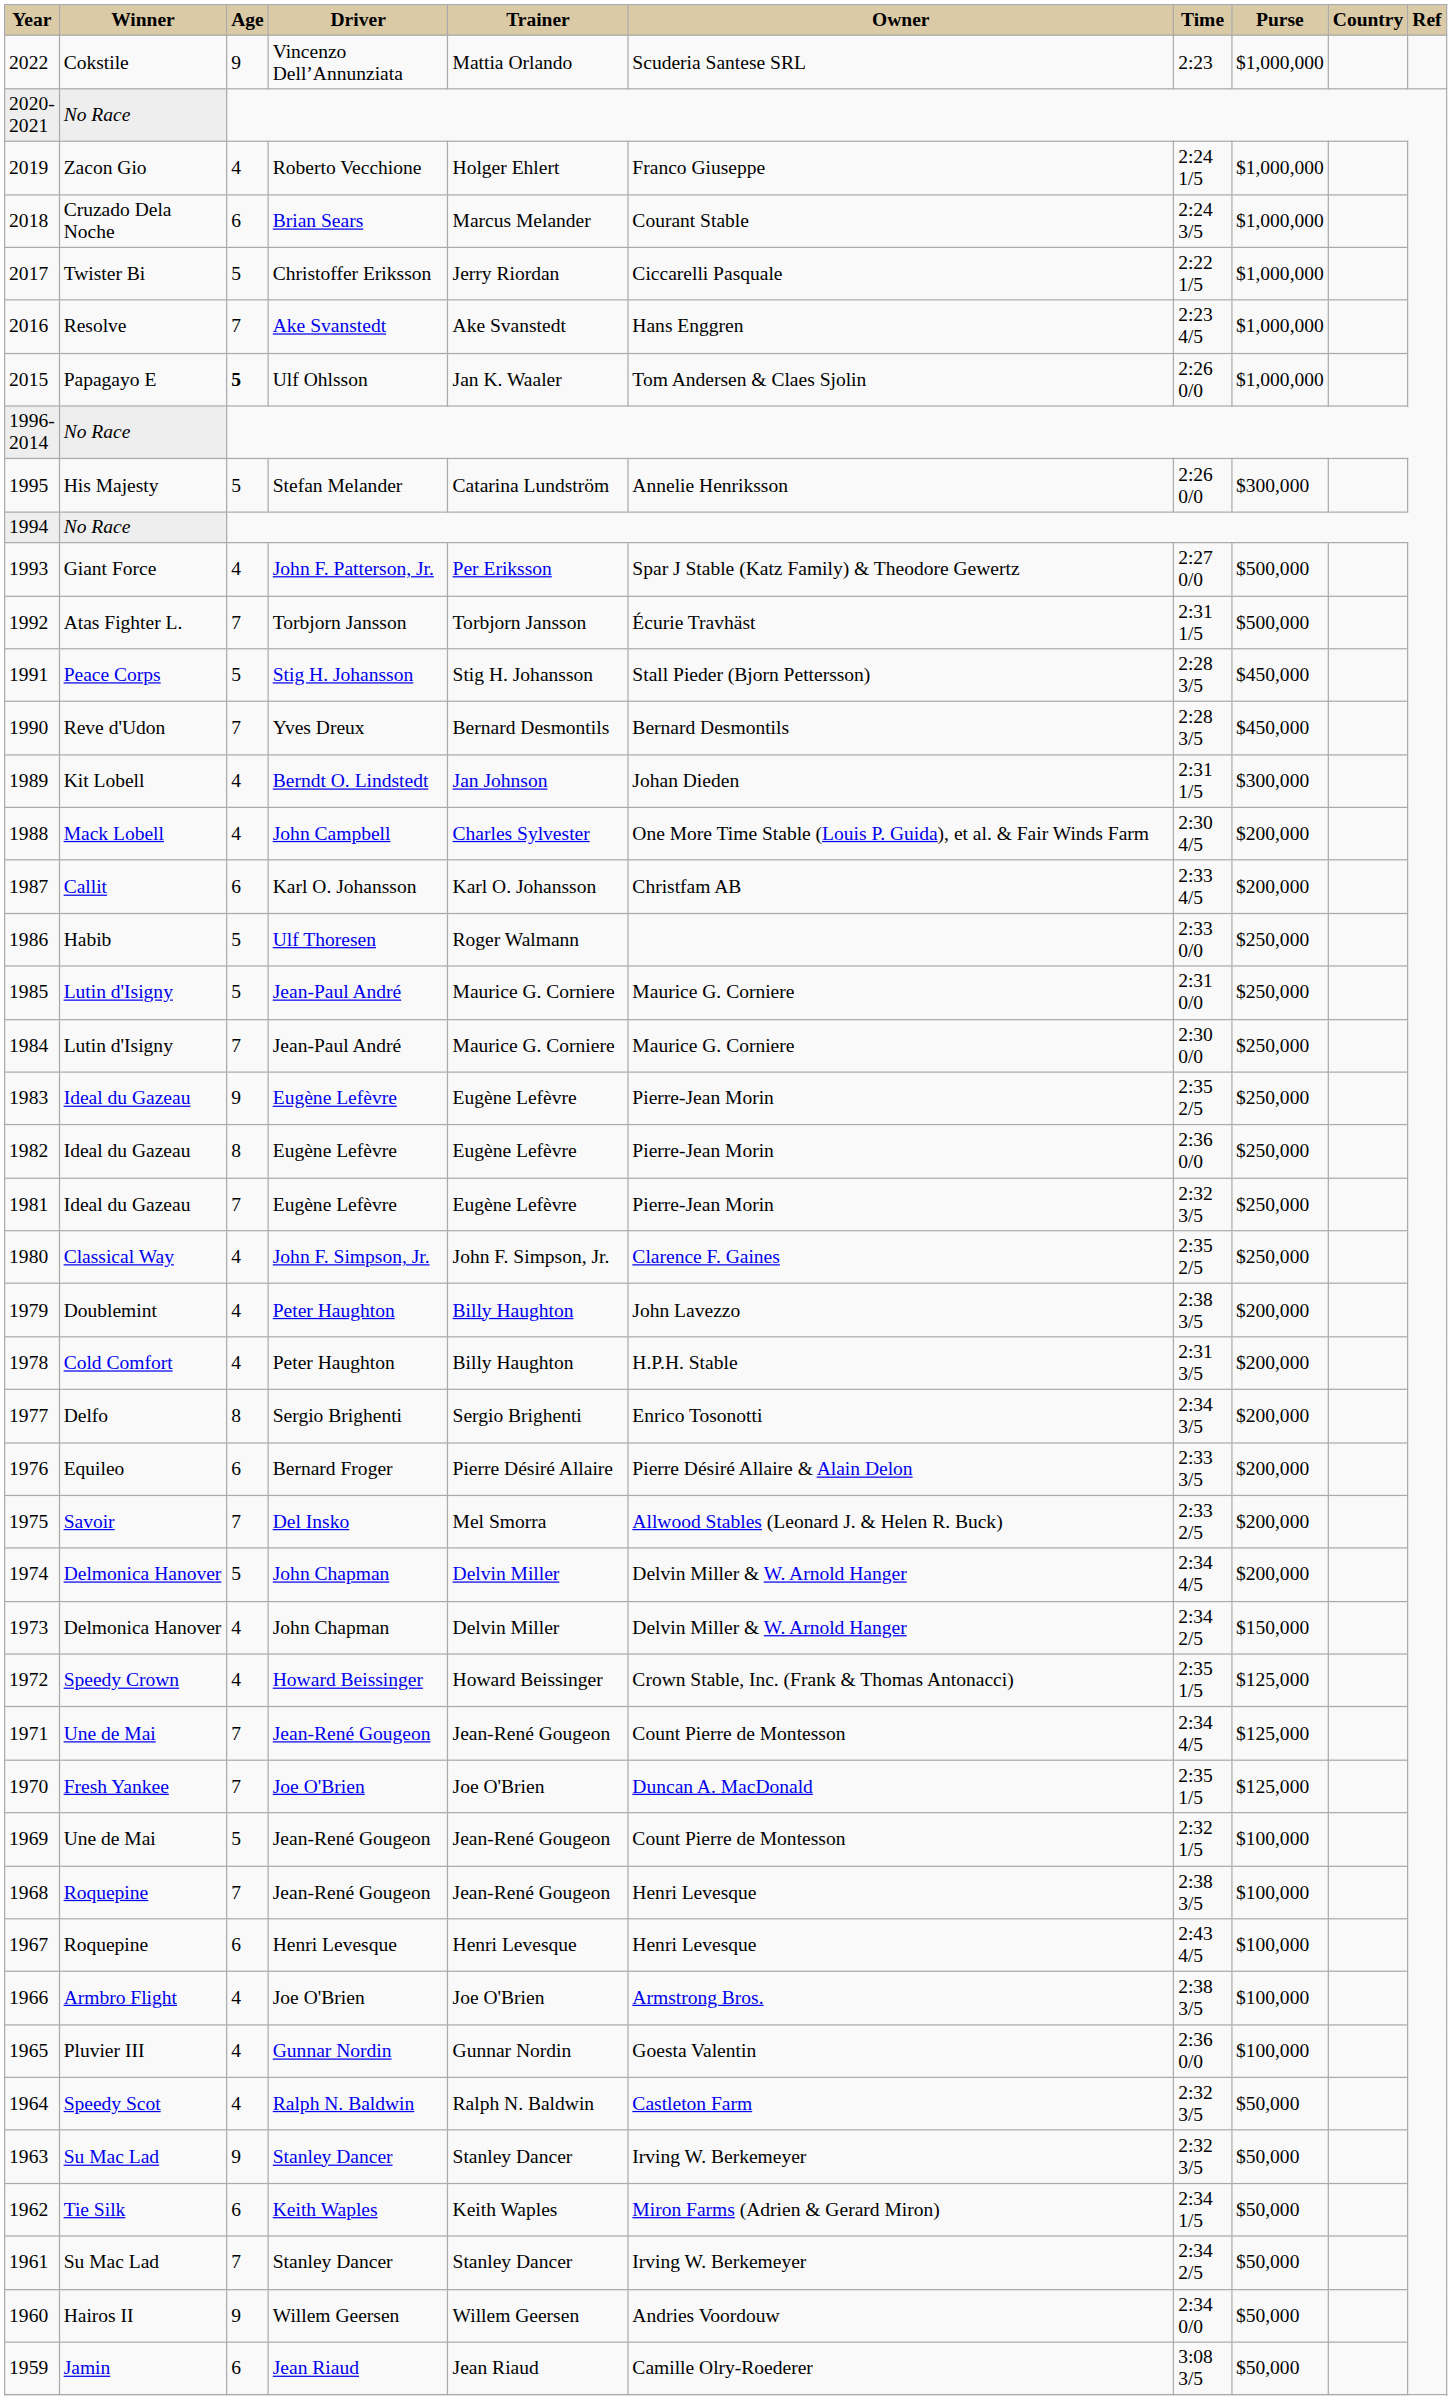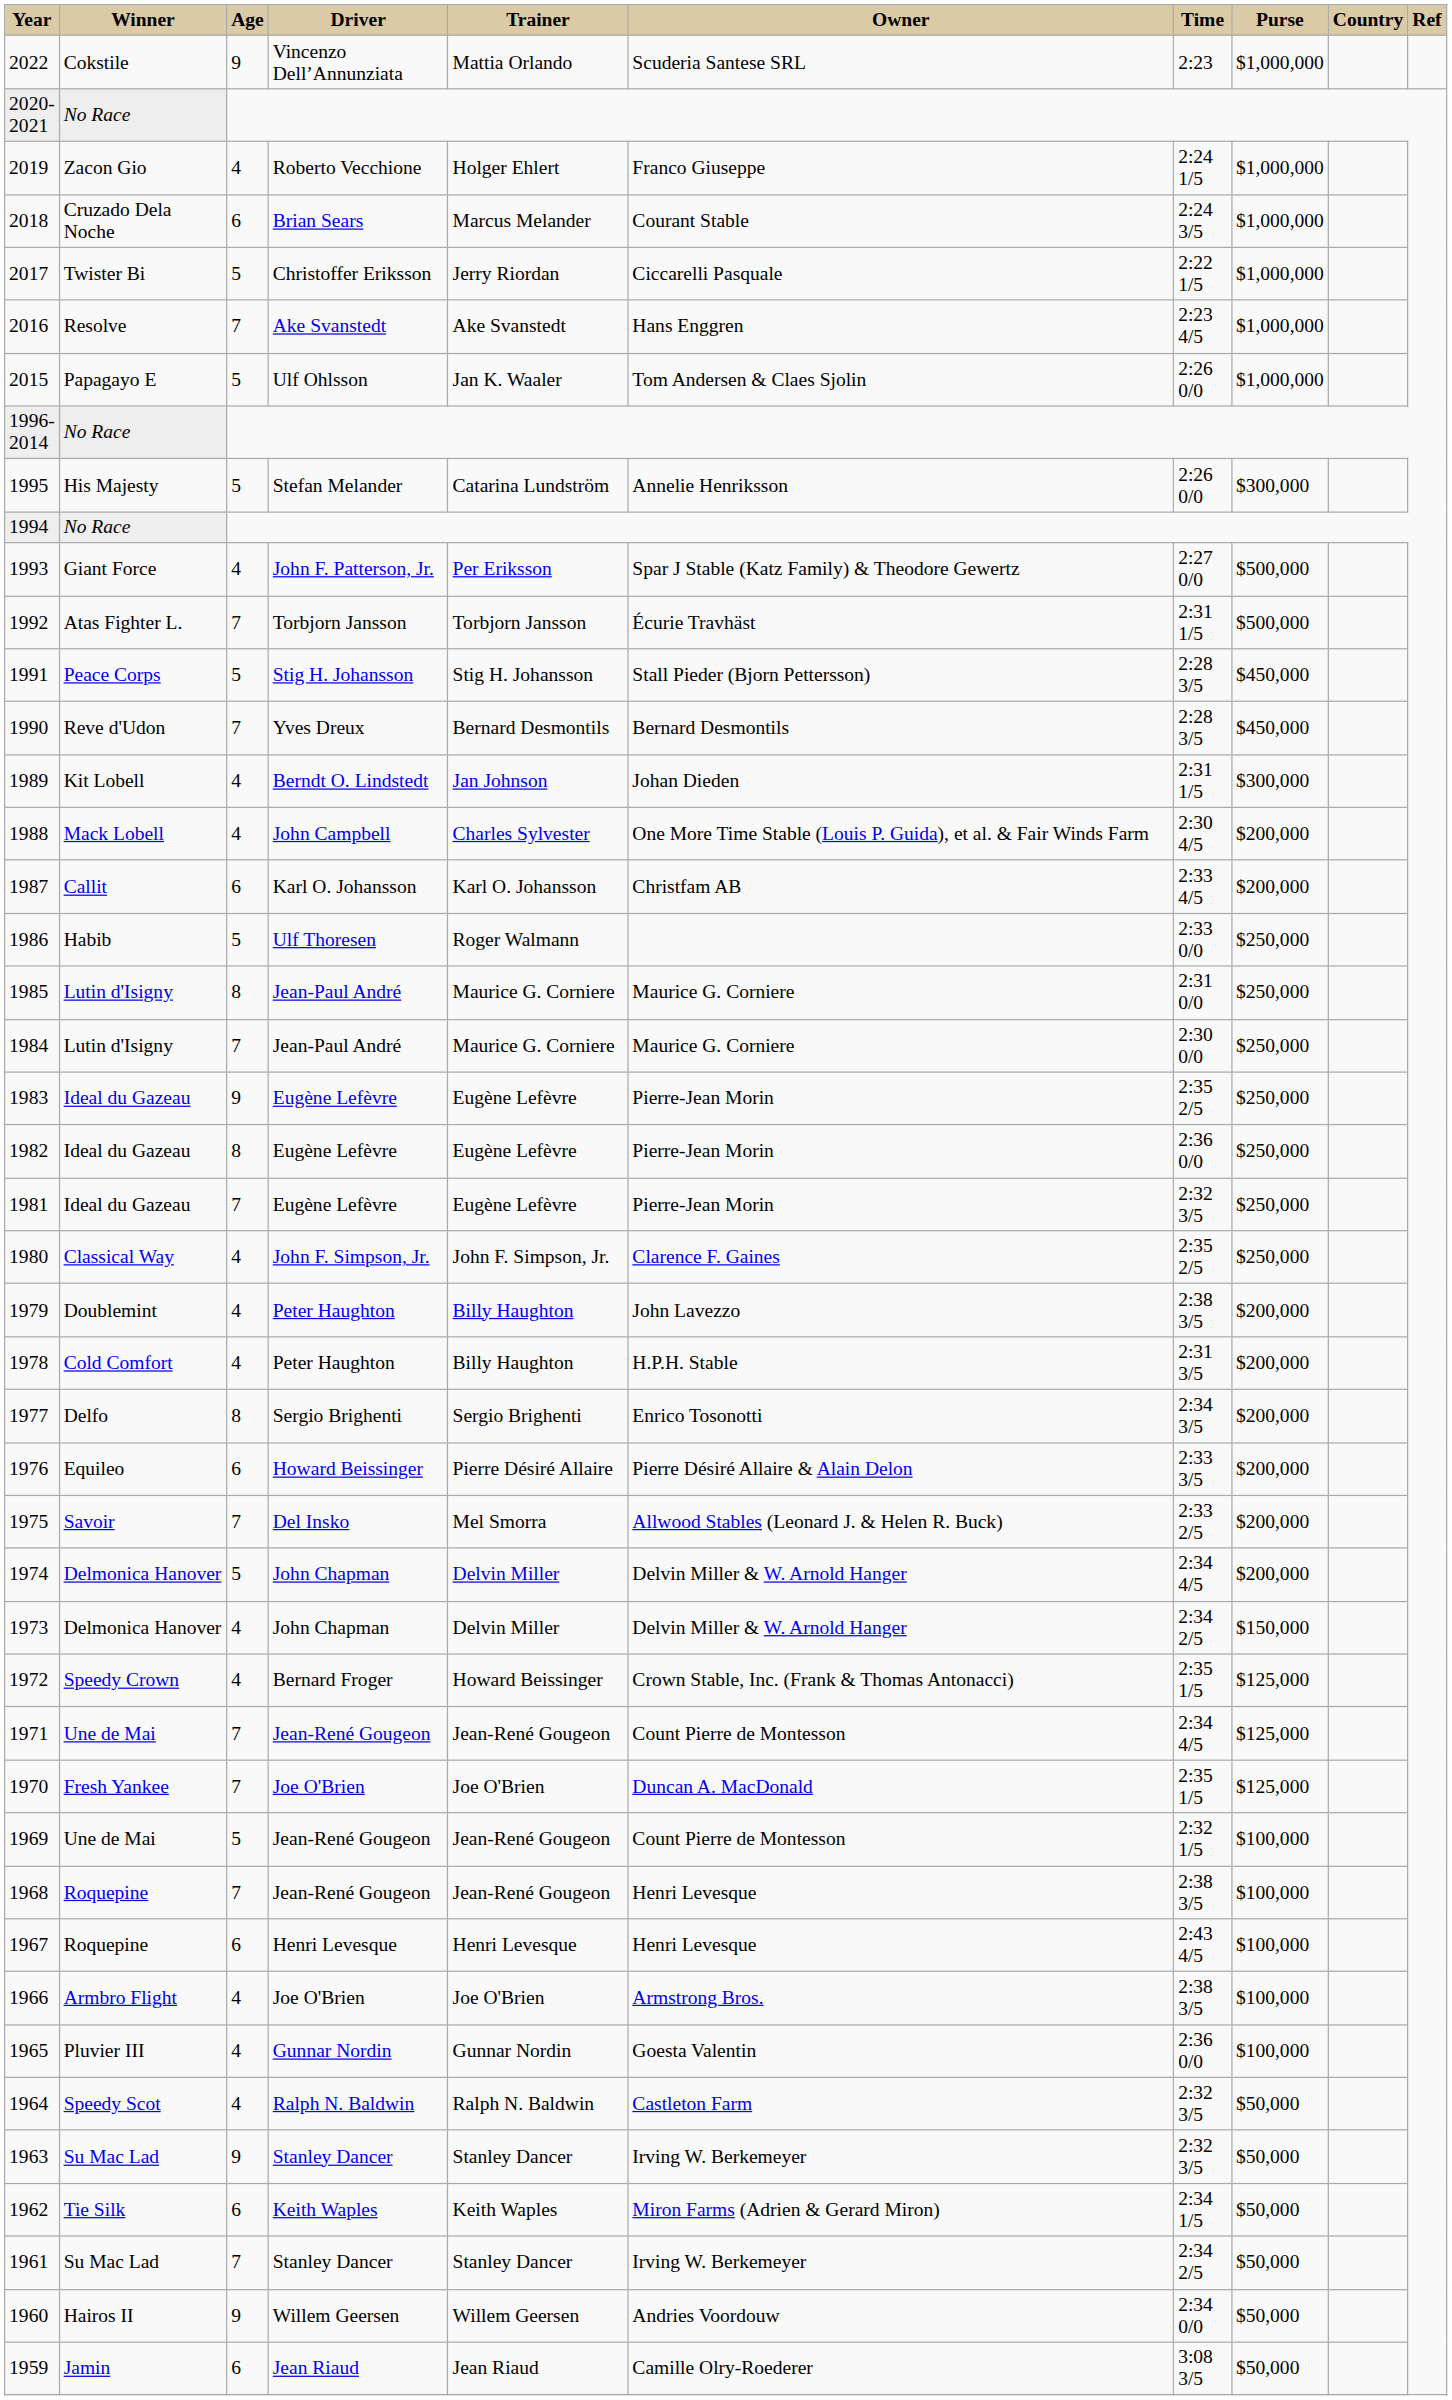(236, 379) bold -> (236, 379) normal
(236, 992) 5 -> (236, 992) 8
(333, 1468) Bernard Froger -> (348, 1468) Howard Beissinger
(348, 1680) Howard Beissinger -> (333, 1680) Bernard Froger
